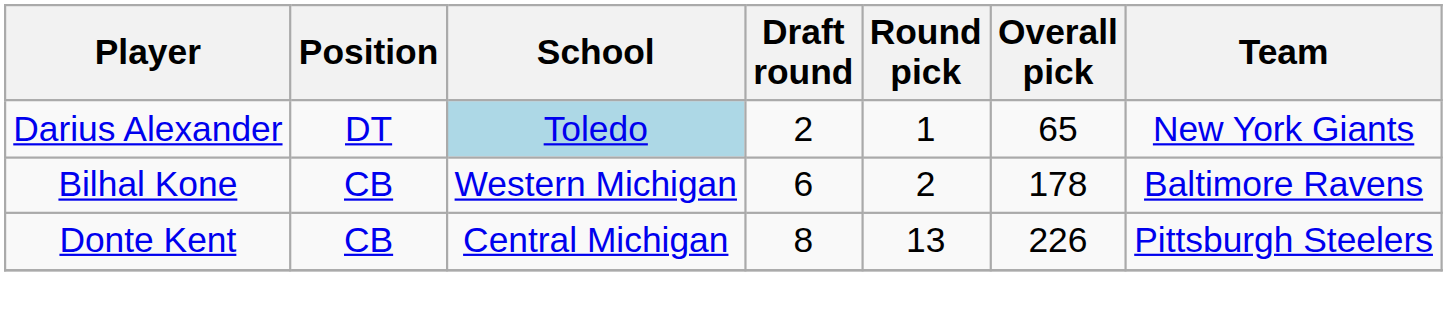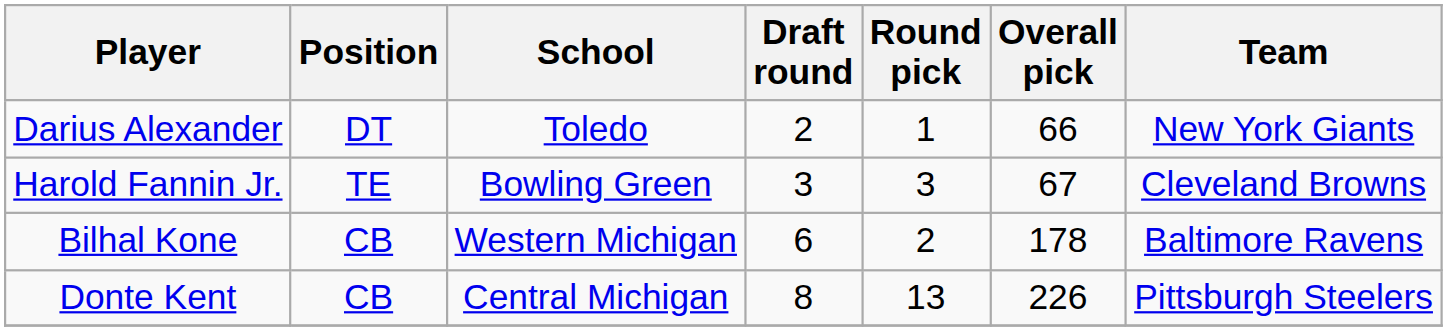(596, 128) lightblue background -> (596, 128) no background
(1058, 128) 65 -> (1058, 128) 66
+ row: (148, 184)
